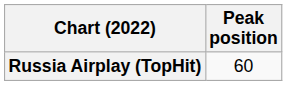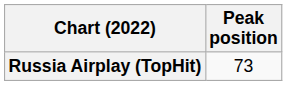(244, 66) 60 -> (244, 66) 73
